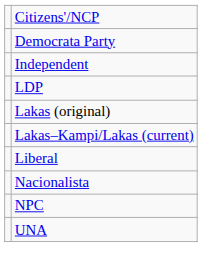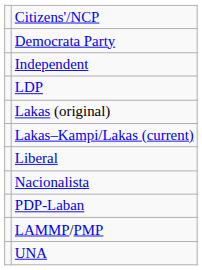- row: (29, 205)
+ row: (50, 205)
+ row: (59, 229)
